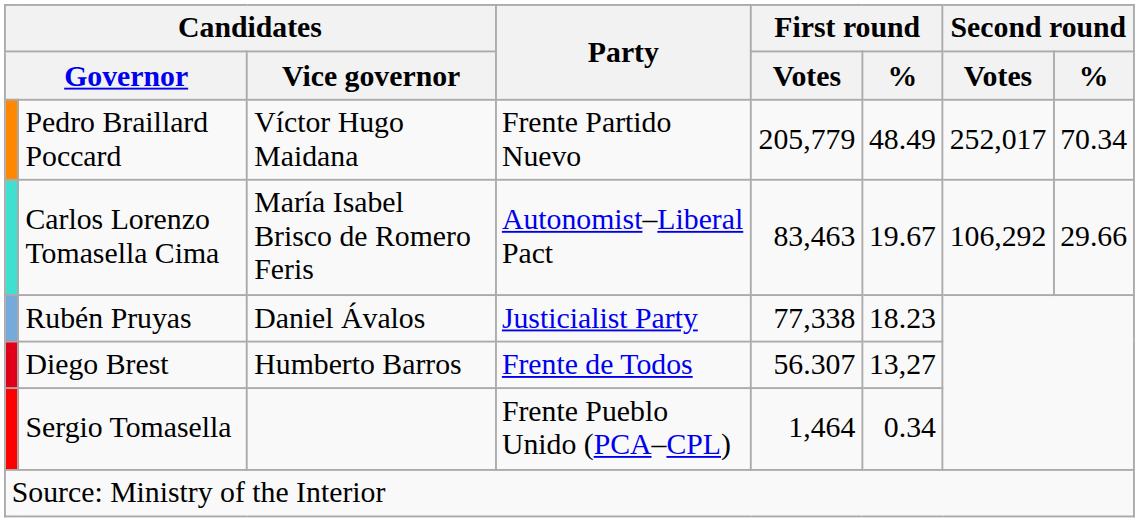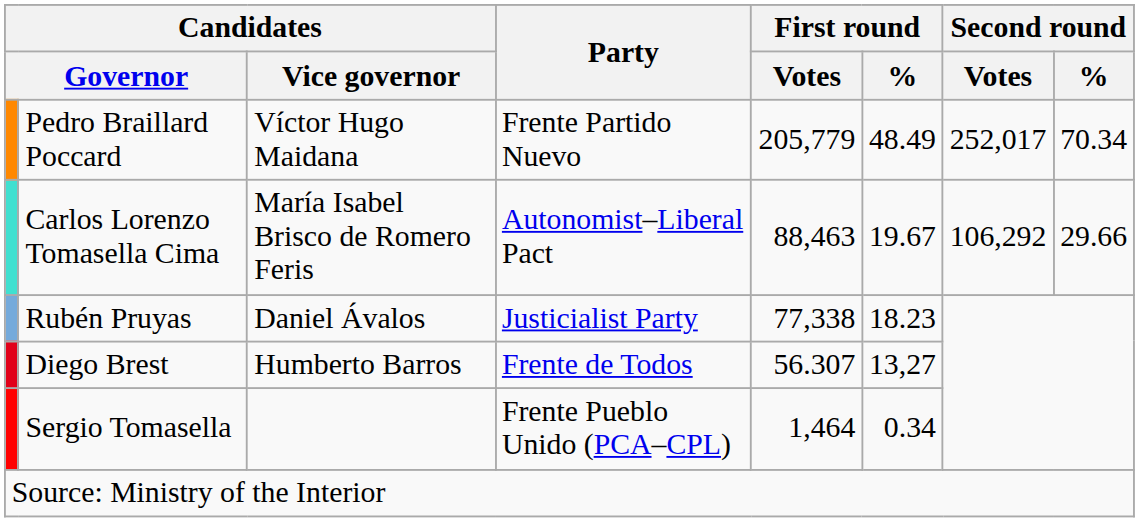(814, 236) 83,463 -> (814, 236) 88,463
